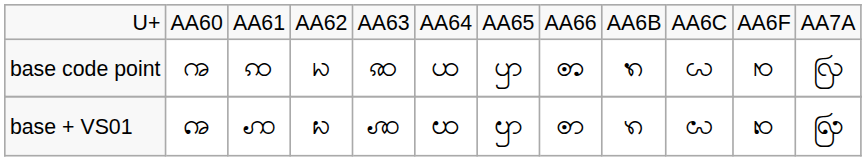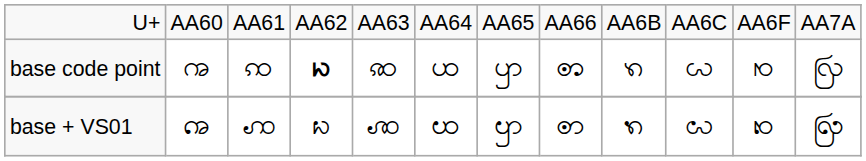(321, 66) normal -> (321, 66) bold
(634, 66) ꩫ︀ -> (634, 66) ꩫ
(634, 124) ꩫ -> (634, 124) ꩫ︀
